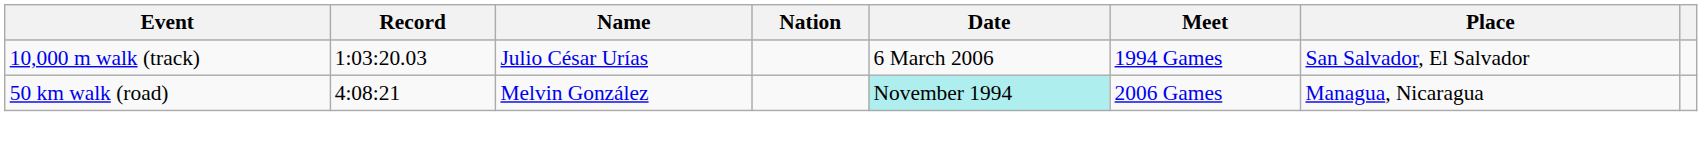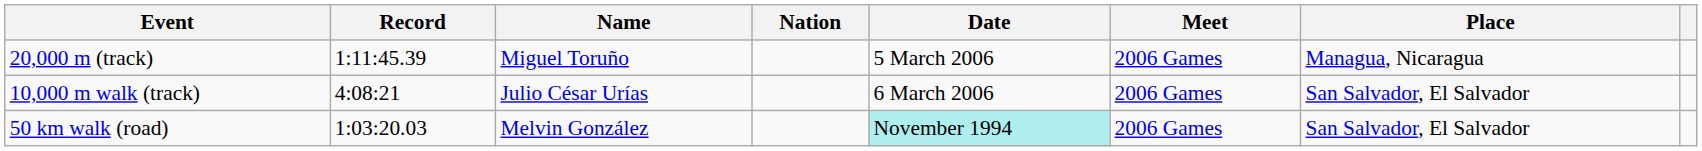+ row: (81, 57)
(381, 57) 1:03:20.03 -> (367, 93) 4:08:21
(1168, 57) 1994 Games -> (1168, 93) 2006 Games
(367, 93) 4:08:21 -> (381, 128) 1:03:20.03
(1395, 93) Managua, Nicaragua -> (1417, 128) San Salvador, El Salvador
